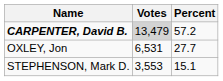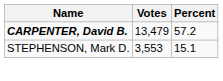(152, 31) lightgrey background -> (152, 31) no background
- row: (37, 48)
